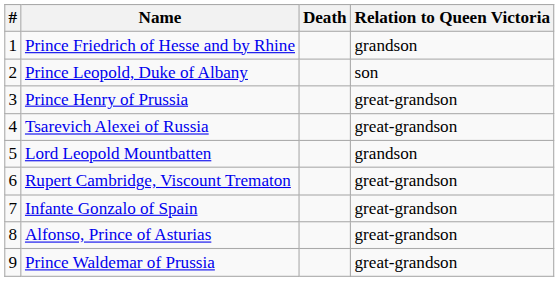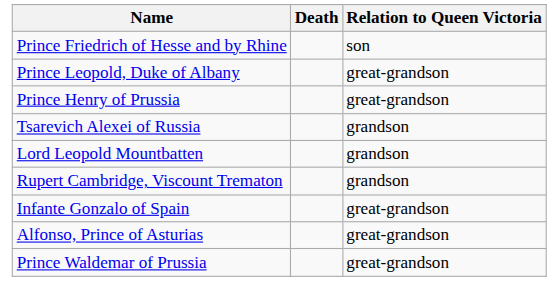- column: (13, 18)
(386, 45) grandson -> (358, 45) son
(366, 72) son -> (398, 72) great-grandson
(406, 126) great-grandson -> (378, 126) grandson
(406, 180) great-grandson -> (378, 180) grandson
